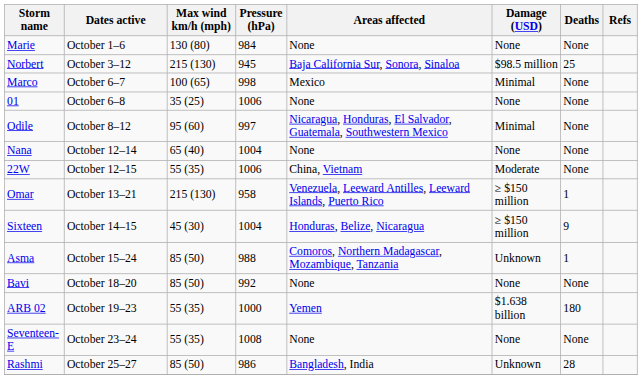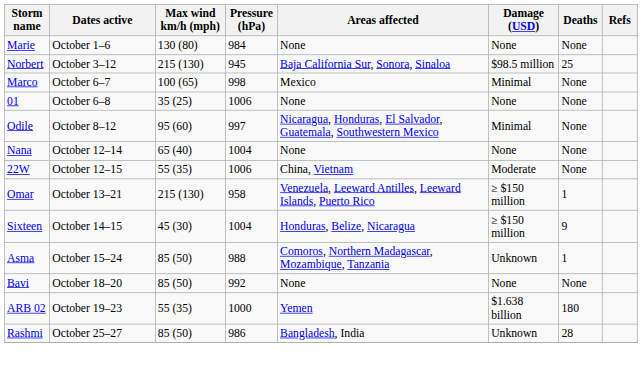- row: (33, 339)
